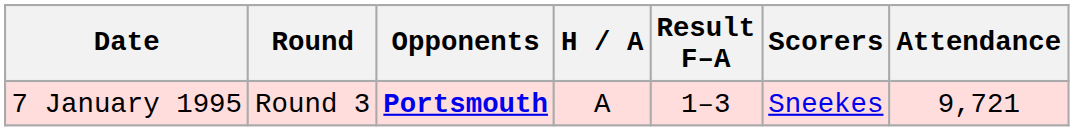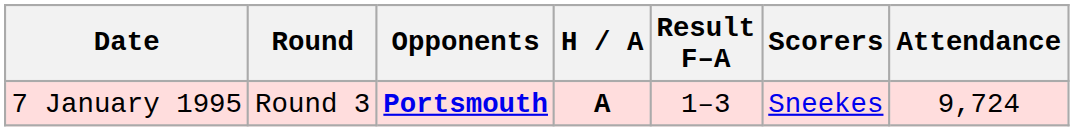(602, 104) normal -> (602, 104) bold
(979, 104) 9,721 -> (979, 104) 9,724
